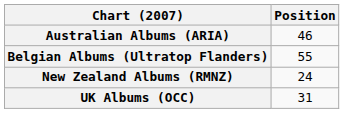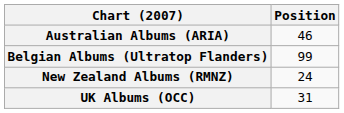(305, 56) 55 -> (305, 56) 99
